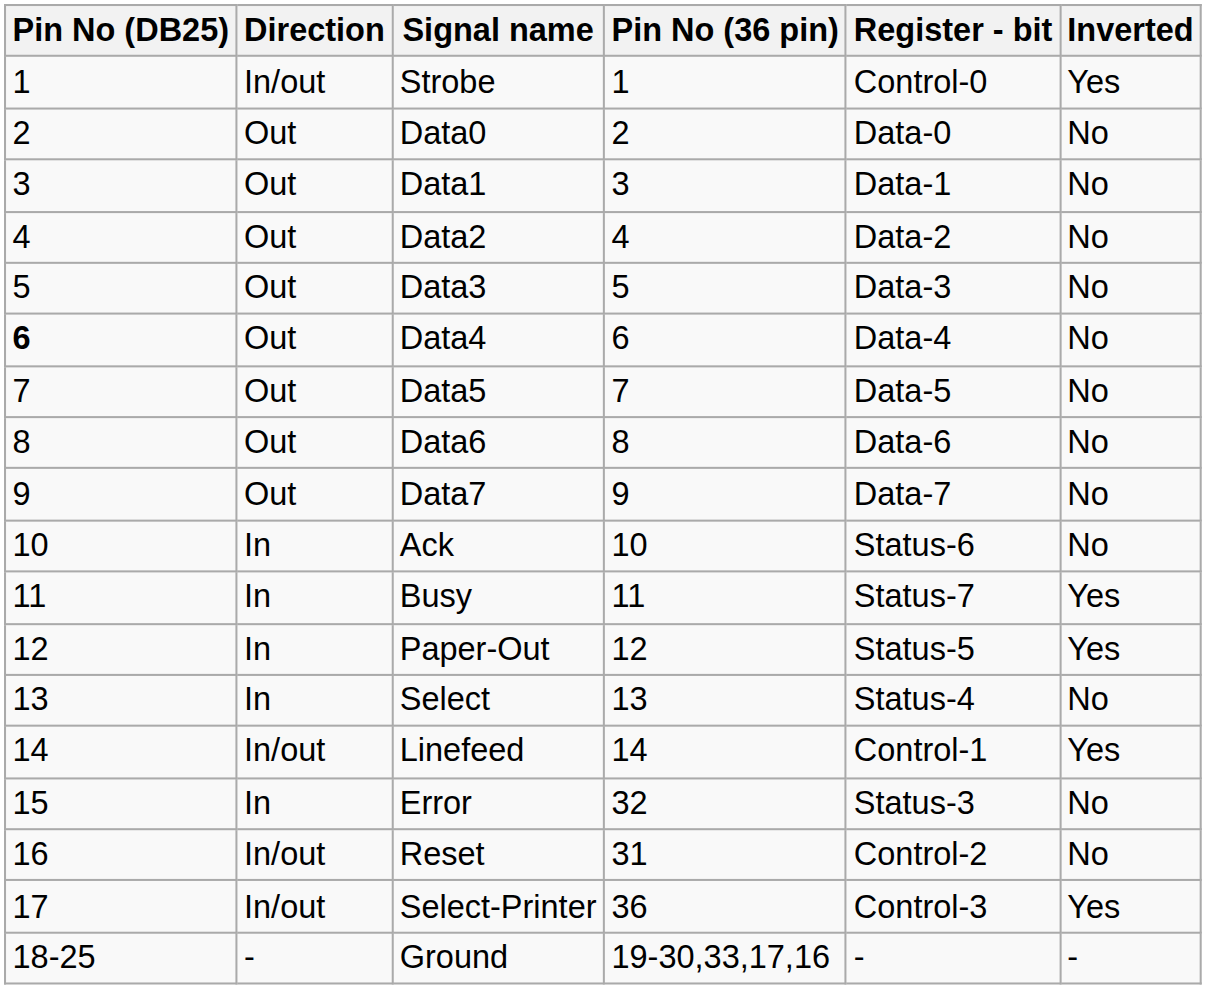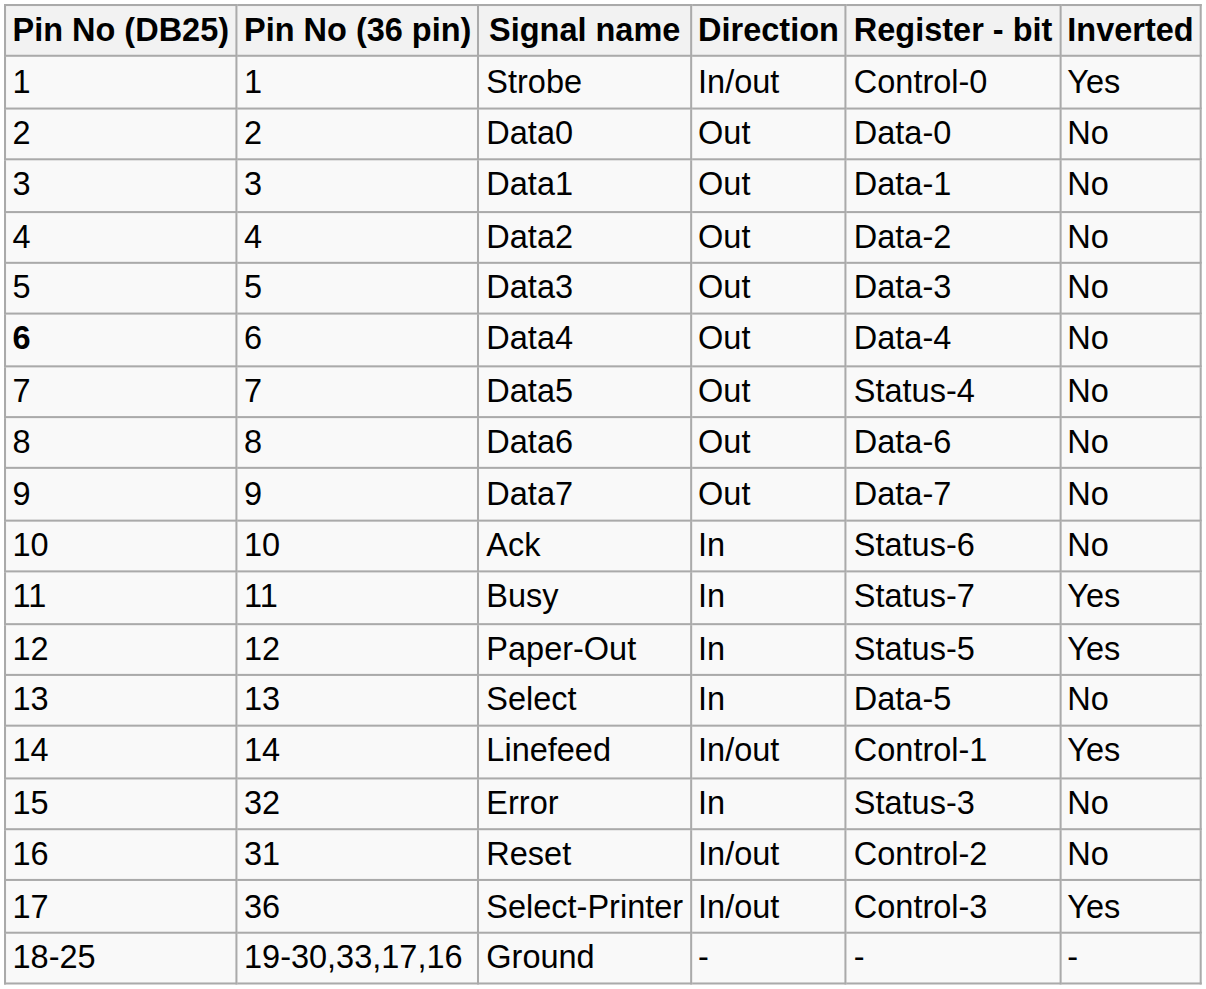columns swapped: (725, 30) <-> (314, 30)
(903, 390) Data-5 -> (914, 390) Status-4
(914, 699) Status-4 -> (903, 699) Data-5
